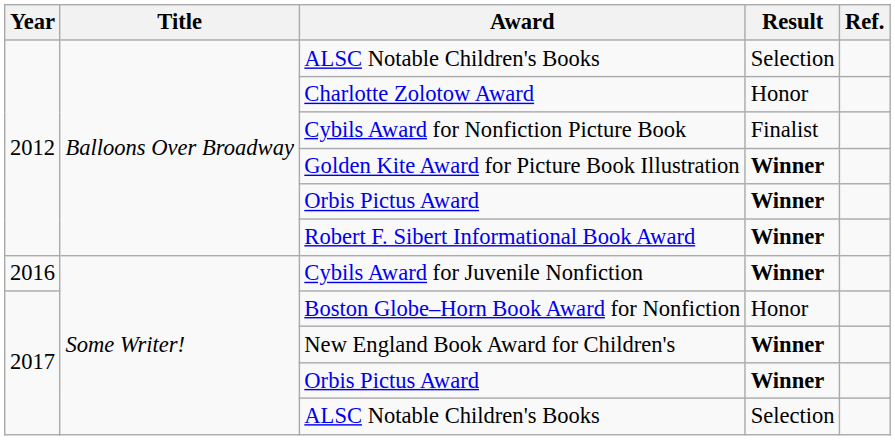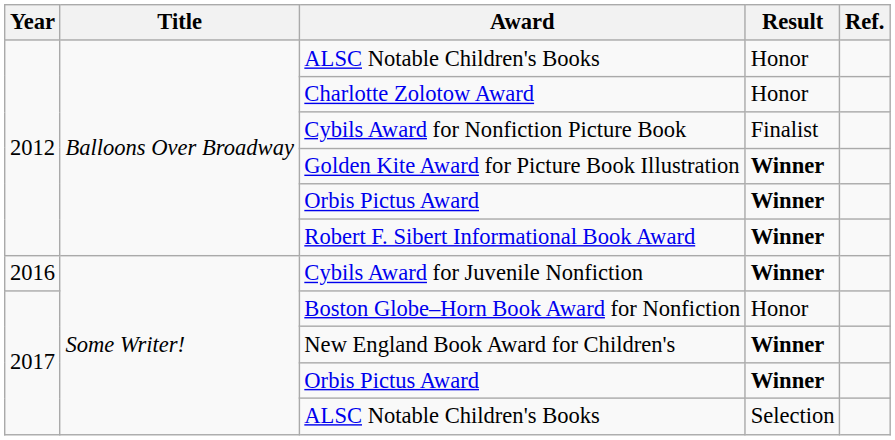(793, 58) Selection -> (779, 58) Honor
